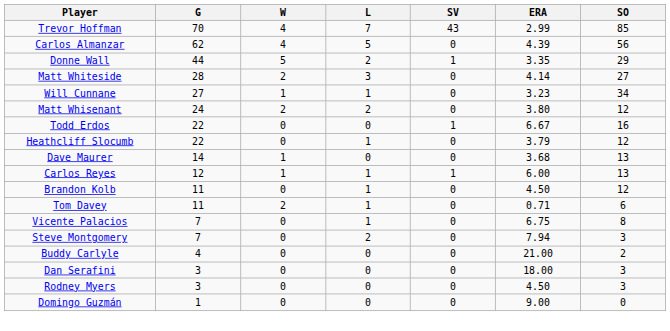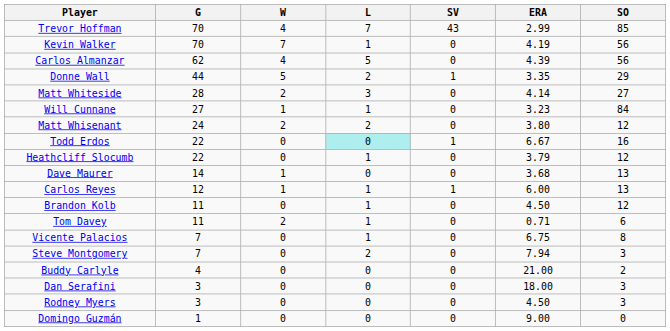+ row: (80, 45)
(623, 93) 34 -> (623, 109) 84
(368, 125) no background -> (368, 141) paleturquoise background
